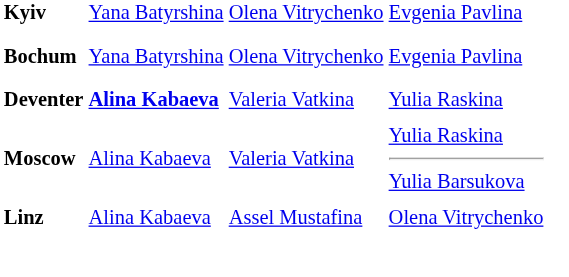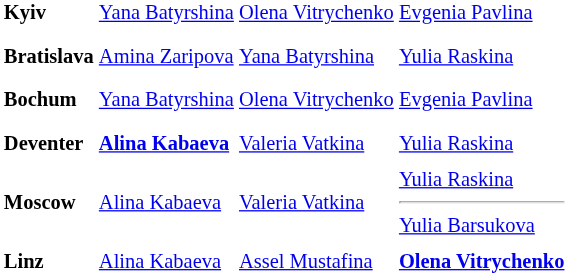+ row: (49, 56)
(466, 217) normal -> (482, 261) bold
